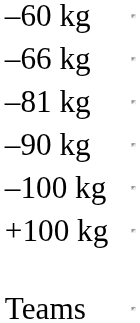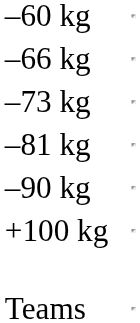+ row: (48, 101)
- row: (56, 187)
